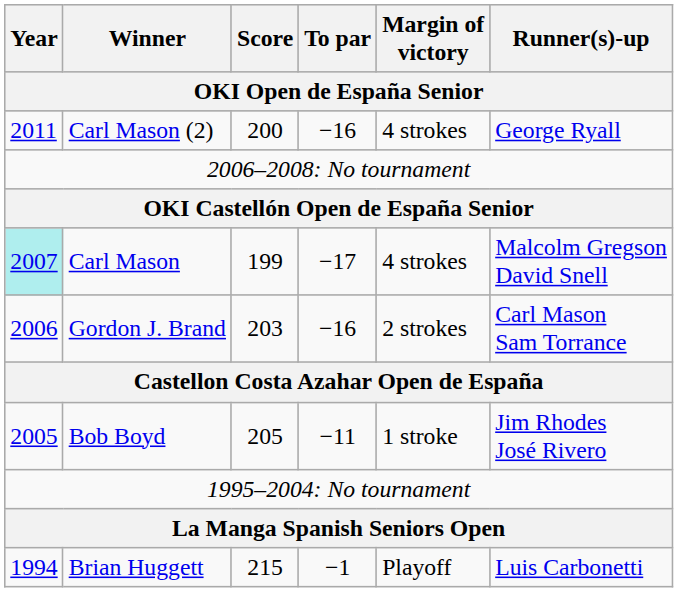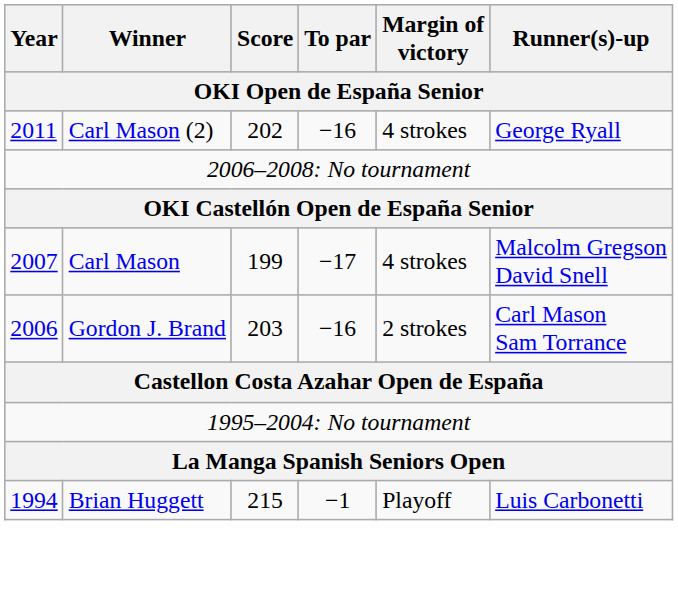(265, 130) 200 -> (265, 130) 202
(34, 261) paleturquoise background -> (34, 261) no background
- row: (117, 435)
